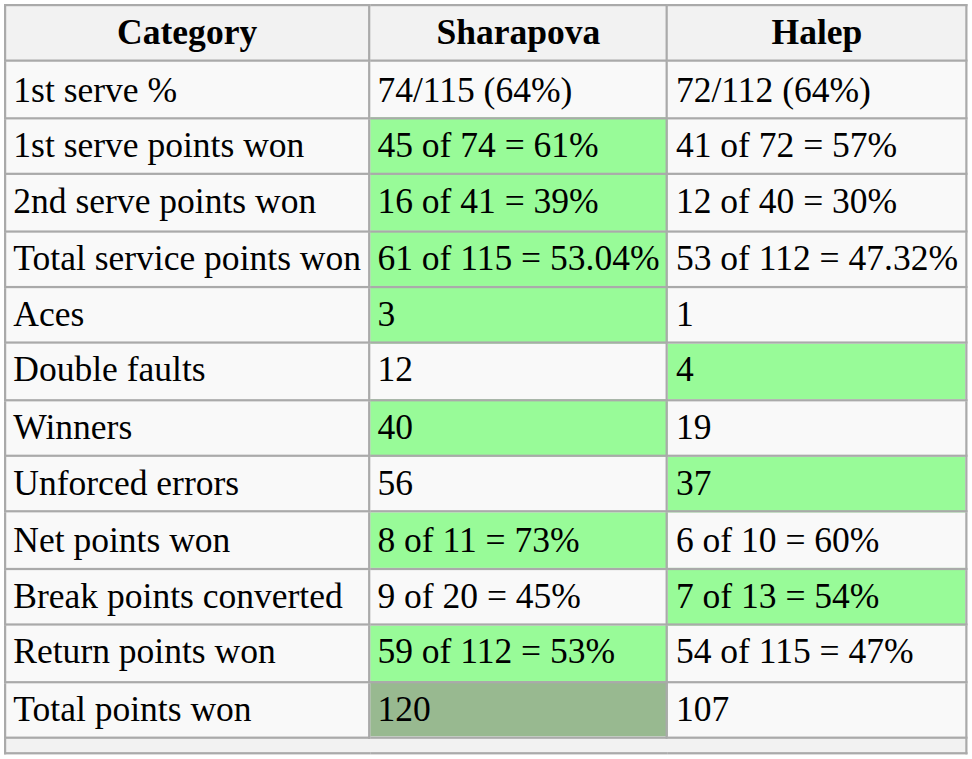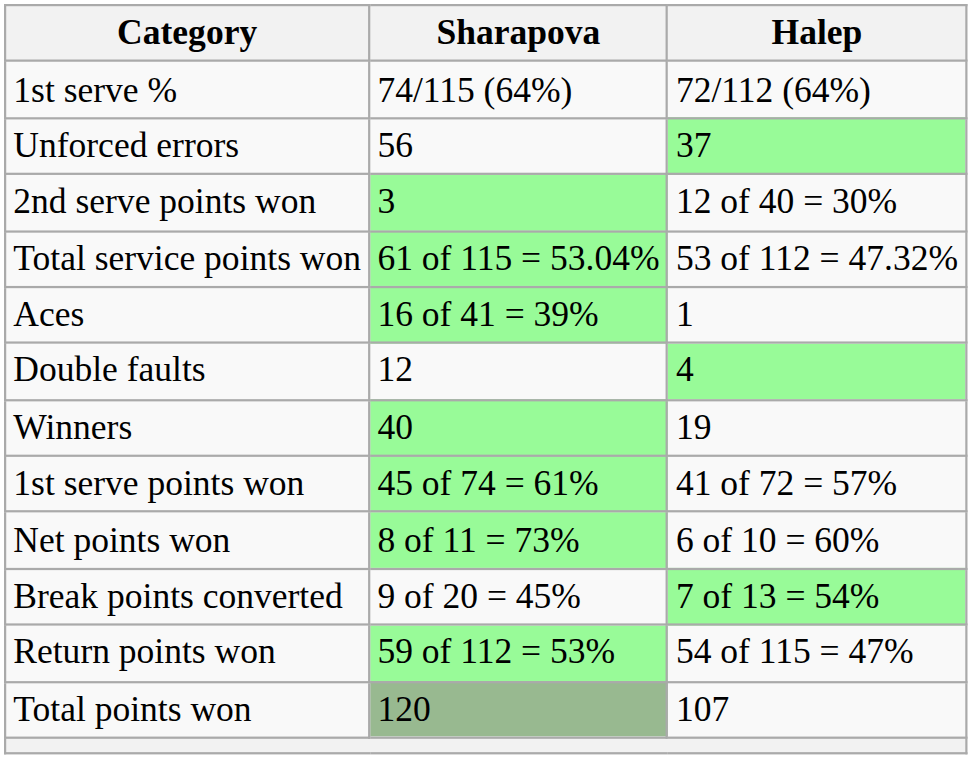rows swapped: (159, 145) <-> (126, 483)
(488, 201) 16 of 41 = 39% -> (386, 201) 3
(386, 314) 3 -> (488, 314) 16 of 41 = 39%
